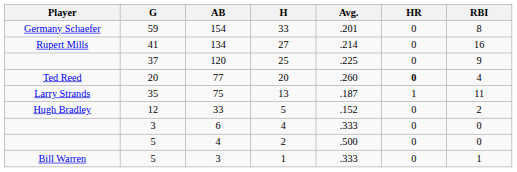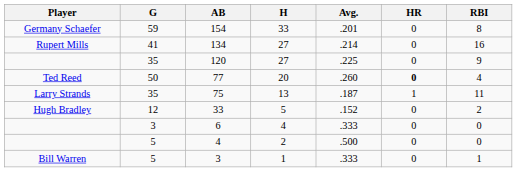(153, 61) 37 -> (153, 61) 35
(283, 61) 25 -> (283, 61) 27
(153, 77) 20 -> (153, 77) 50
